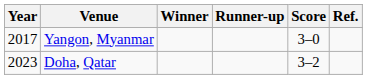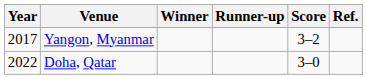(309, 39) 3–0 -> (309, 39) 3–2
(23, 62) 2023 -> (23, 62) 2022
(309, 62) 3–2 -> (309, 62) 3–0
